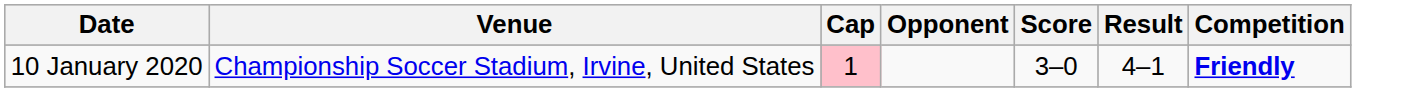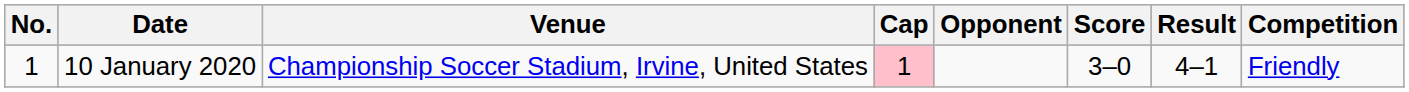+ column: (31, 24)
(1245, 65) bold -> (1294, 65) normal
